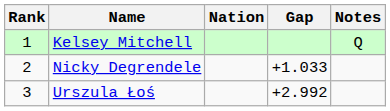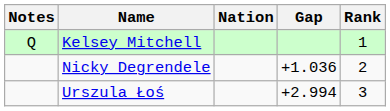columns swapped: (27, 17) <-> (358, 17)
(300, 68) +1.033 -> (309, 68) +1.036
(300, 93) +2.992 -> (309, 93) +2.994
